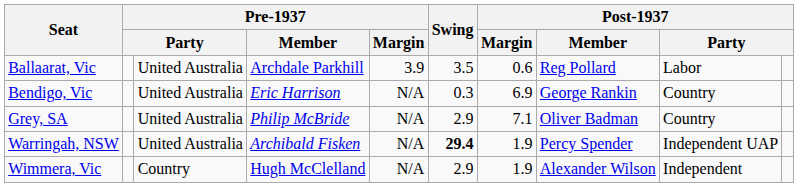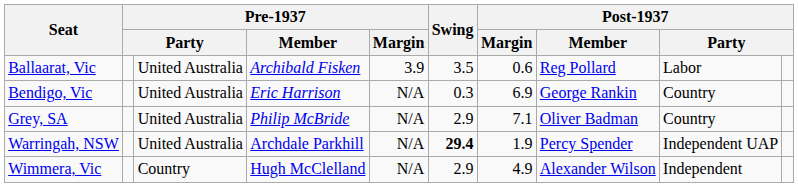(307, 67) Archdale Parkhill -> (305, 67) Archibald Fisken
(305, 144) Archibald Fisken -> (307, 144) Archdale Parkhill
(522, 169) 1.9 -> (522, 169) 4.9
